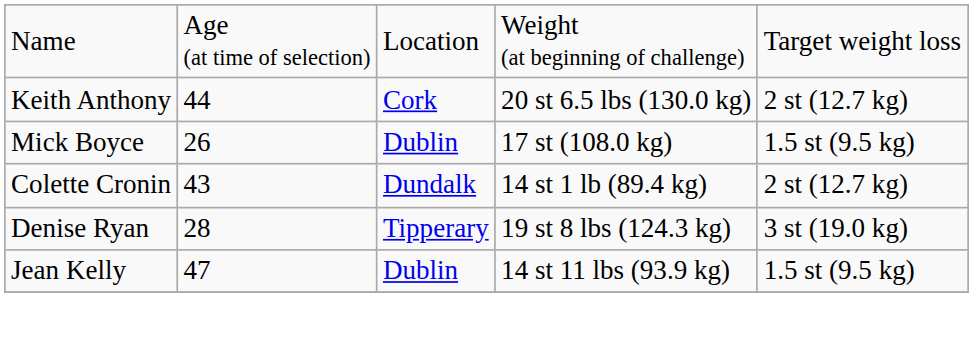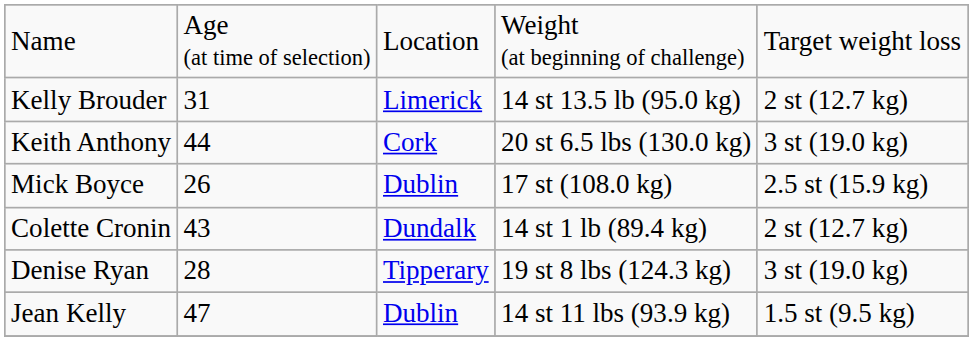+ row: (89, 99)
(836, 99) 2 st (12.7 kg) -> (836, 142) 3 st (19.0 kg)
(839, 142) 1.5 st (9.5 kg) -> (846, 185) 2.5 st (15.9 kg)
